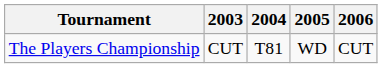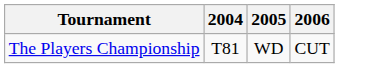- column: (225, 19)
